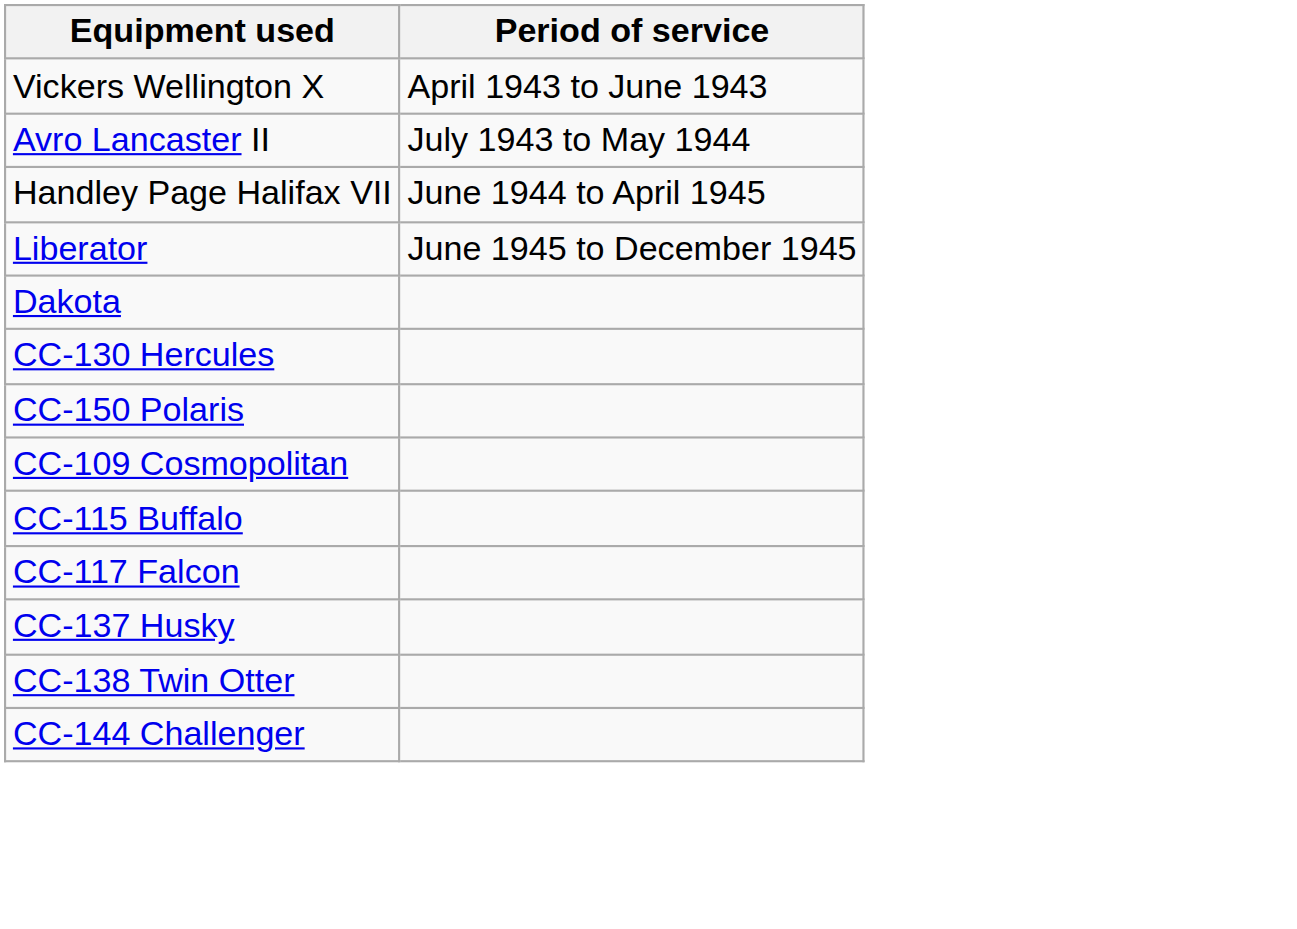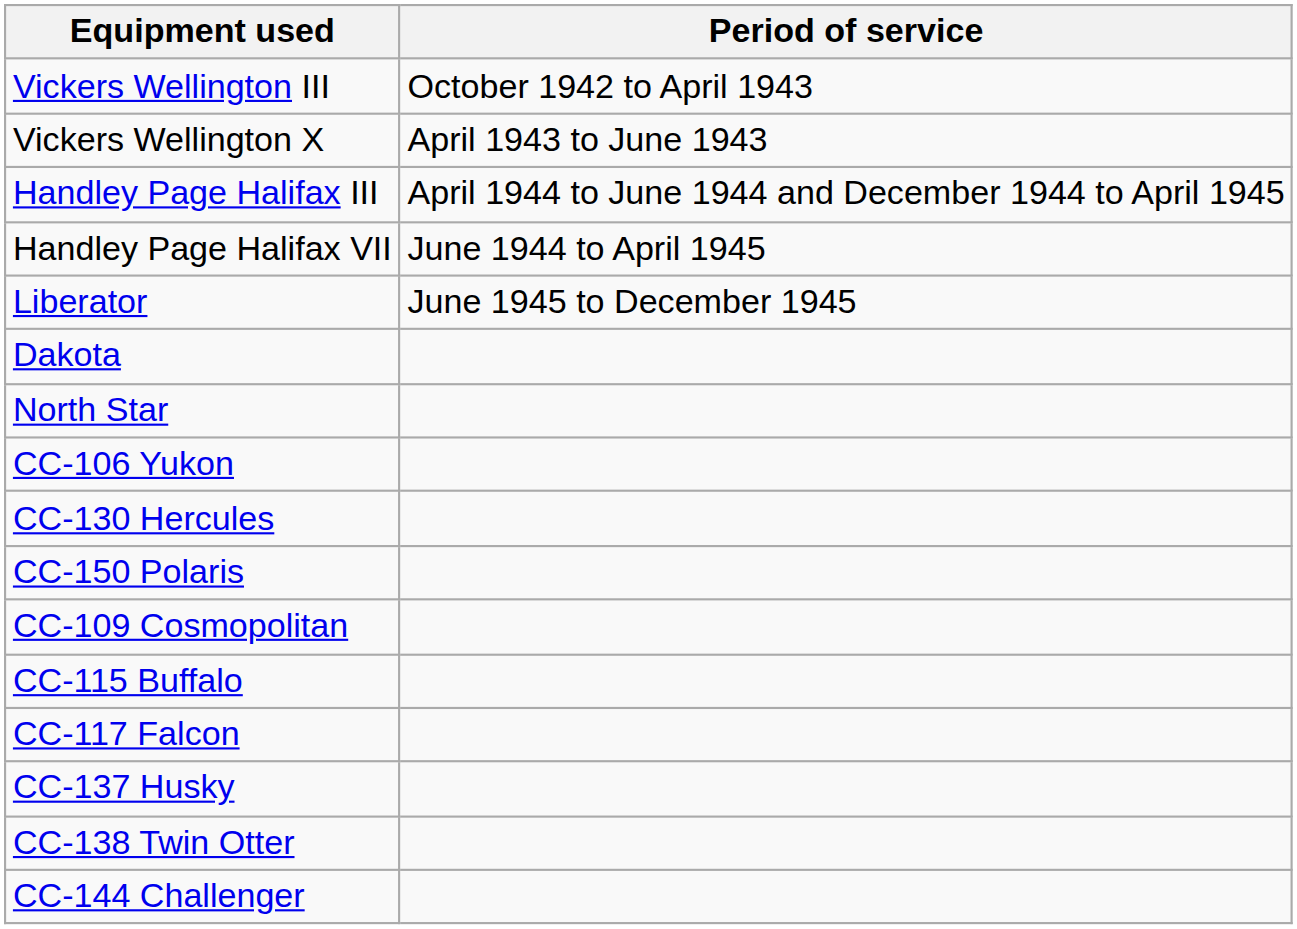+ row: (171, 85)
- row: (141, 139)
+ row: (196, 193)
+ row: (91, 409)
+ row: (123, 463)
